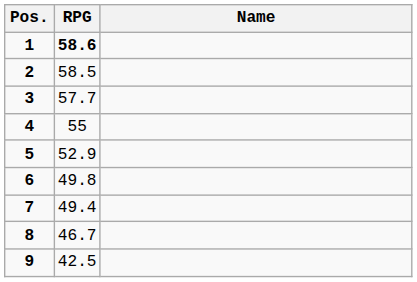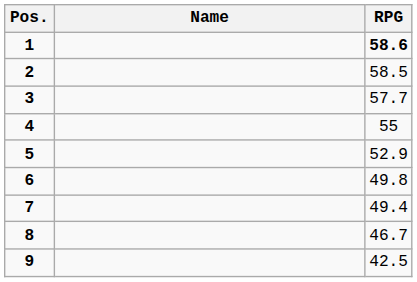columns swapped: (256, 18) <-> (77, 18)
